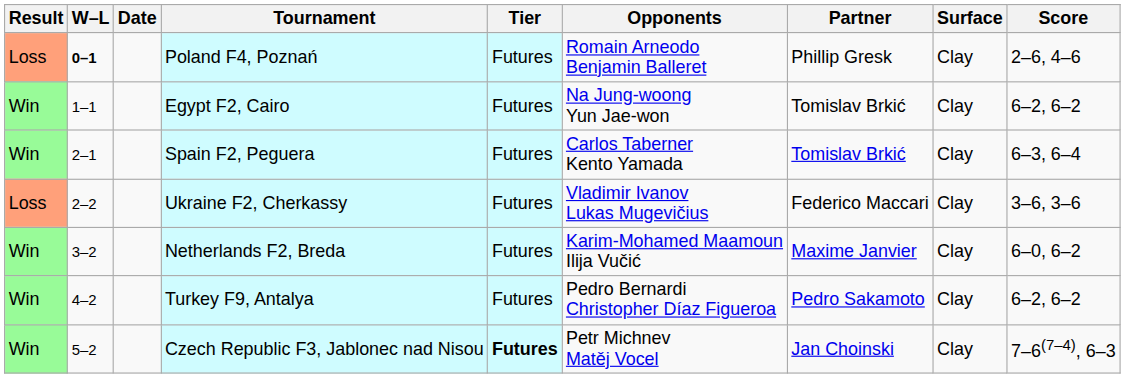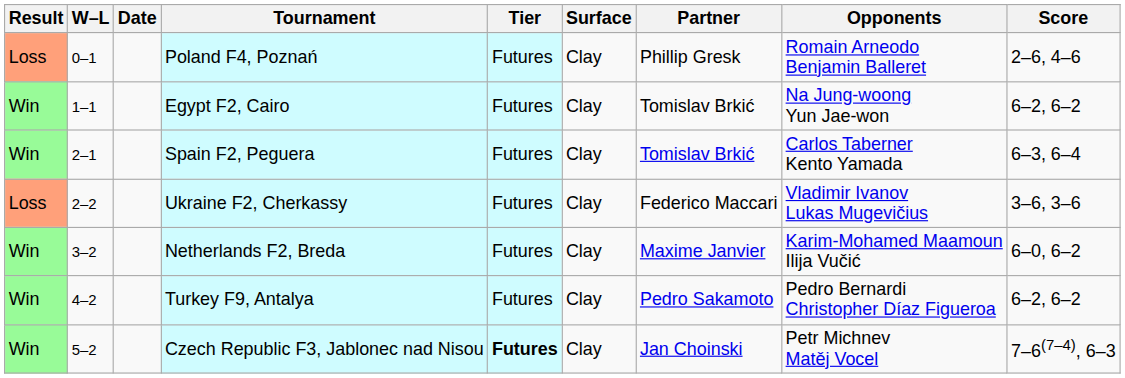columns swapped: (970, 18) <-> (674, 18)
(84, 57) bold -> (84, 58) normal
